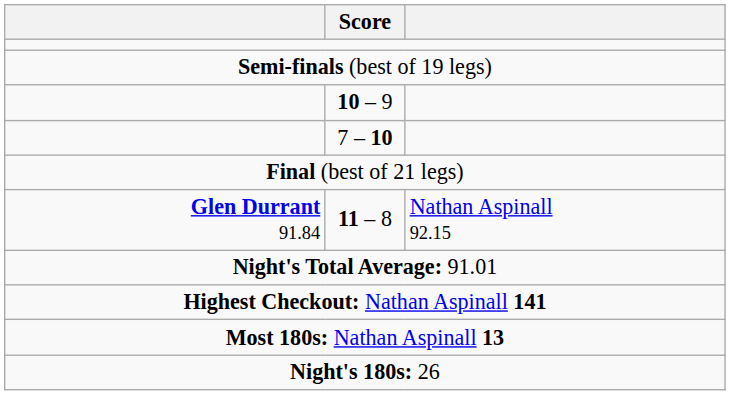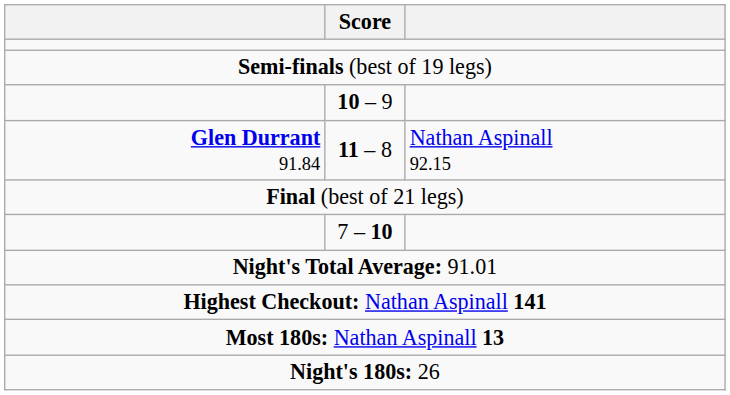rows swapped: (365, 137) <-> (365, 219)
